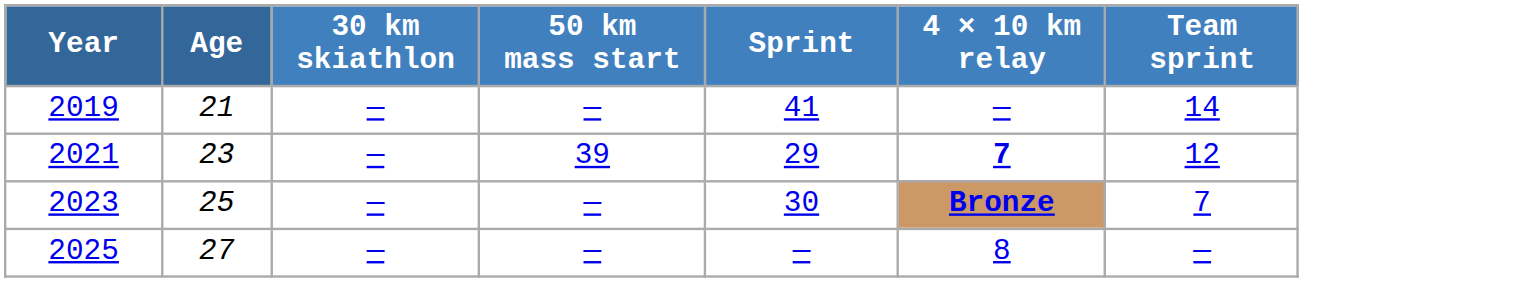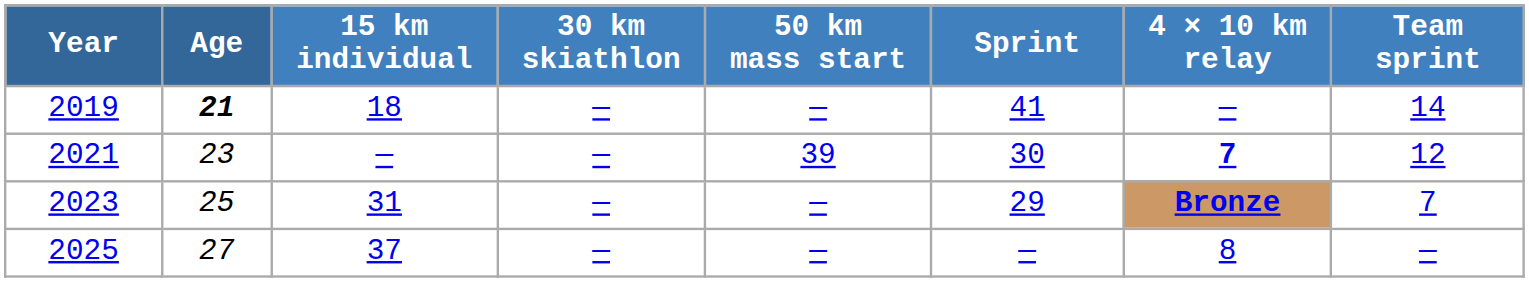+ column: (384, 46)
(217, 110) normal -> (217, 110) bold
(802, 157) 29 -> (1027, 157) 30
(802, 205) 30 -> (1027, 205) 29
